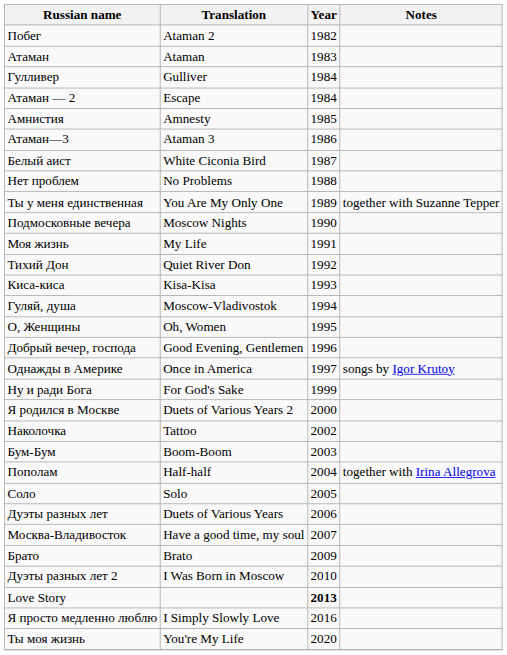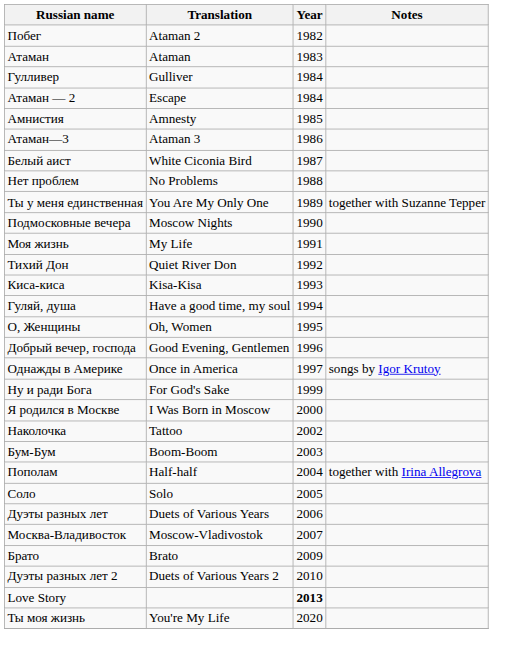(220, 306) Moscow-Vladivostok -> (220, 306) Have a good time, my soul
(228, 410) Duets of Various Years 2 -> (210, 410) I Was Born in Moscow
(234, 535) Have a good time, my soul -> (206, 535) Moscow-Vladivostok
(224, 576) I Was Born in Moscow -> (214, 576) Duets of Various Years 2
- row: (82, 618)
